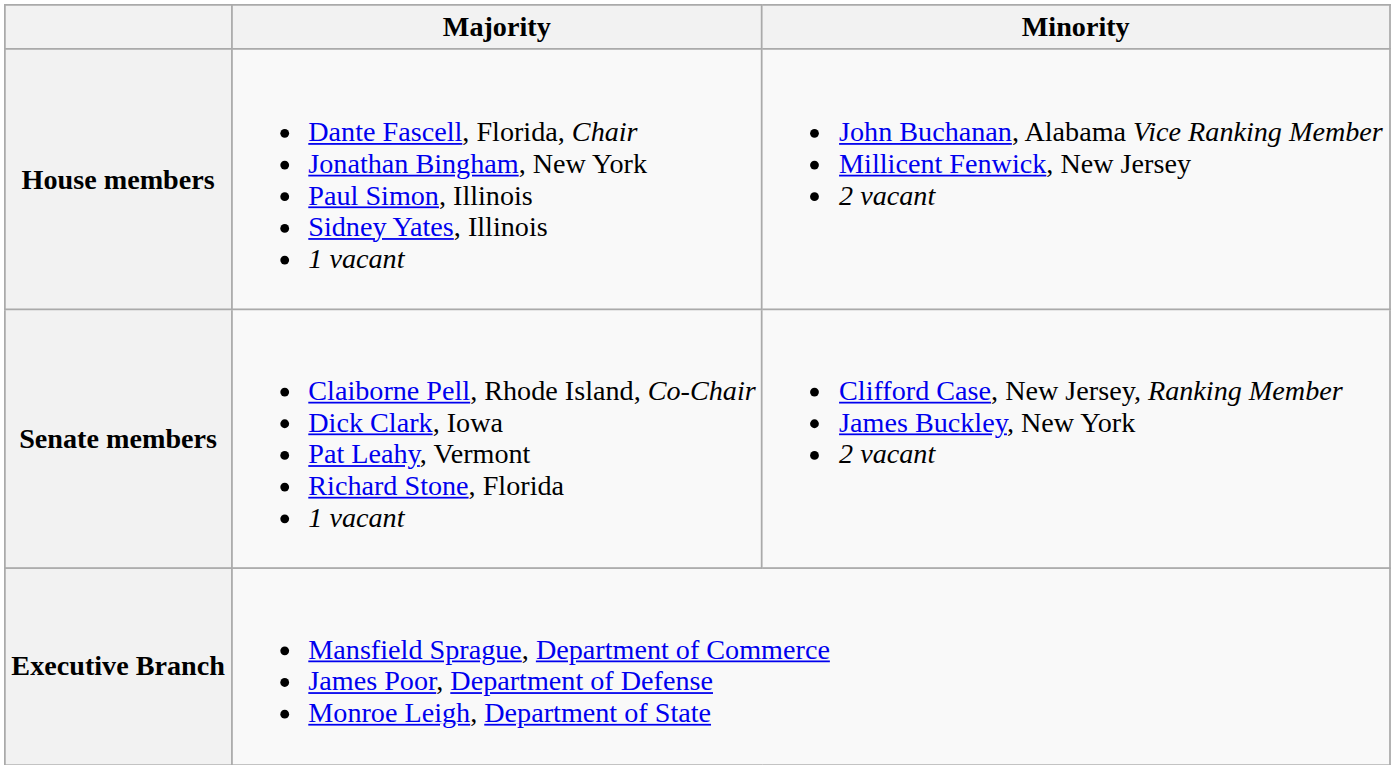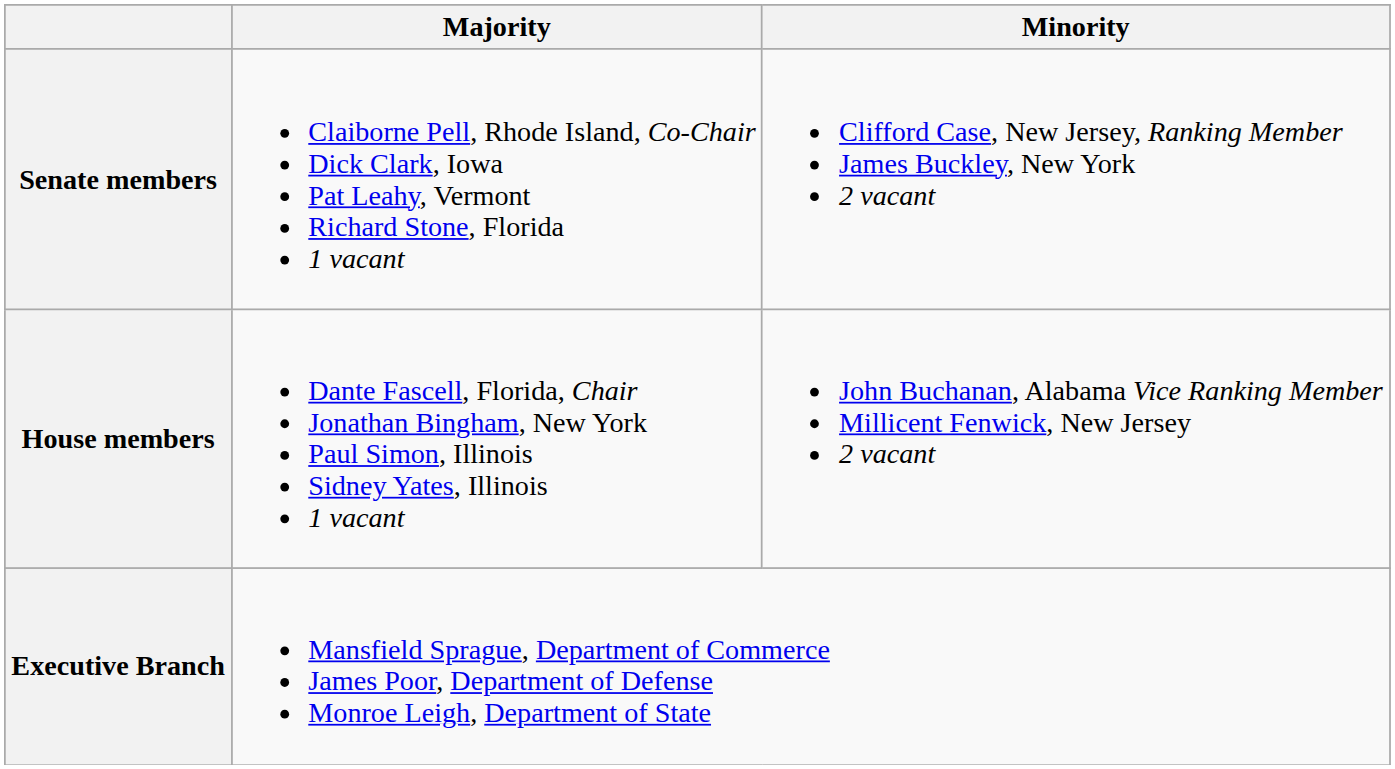rows swapped: (118, 438) <-> (118, 178)
